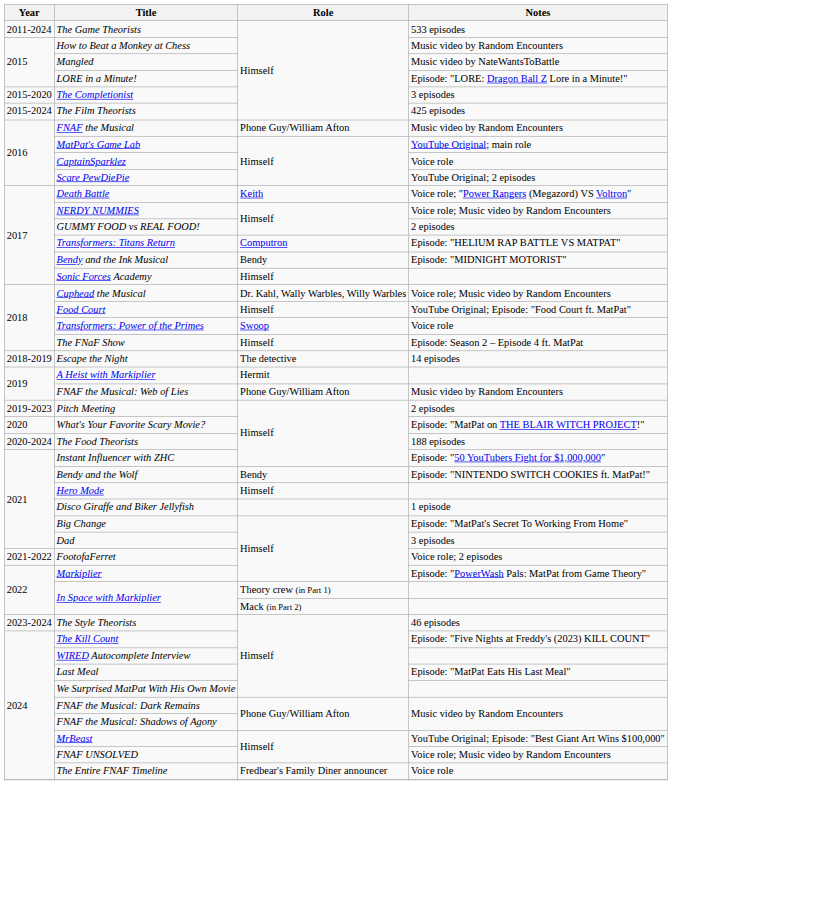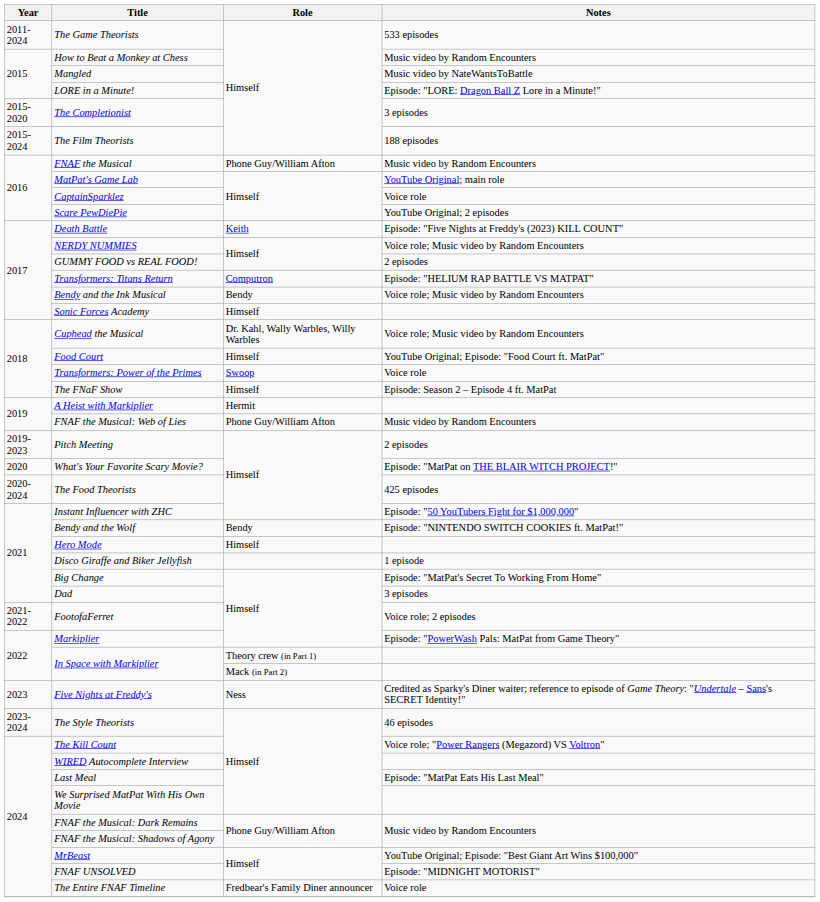(438, 111) 425 episodes -> (411, 140) 188 episodes
(521, 194) Voice role; "Power Rangers (Megazord) VS Voltron" -> (504, 229) Episode: "Five Nights at Freddy's (2023) KILL COUNT"
(489, 260) Episode: "MIDNIGHT MOTORIST" -> (484, 295) Voice role; Music video by Random Encounters
- row: (92, 359)
(438, 441) 188 episodes -> (411, 489) 425 episodes
+ row: (103, 694)
(531, 639) Episode: "Five Nights at Freddy's (2023) KILL COUNT" -> (494, 744) Voice role; "Power Rangers (Megazord) VS Voltron"
(511, 754) Voice role; Music video by Random Encounters -> (462, 871) Episode: "MIDNIGHT MOTORIST"
